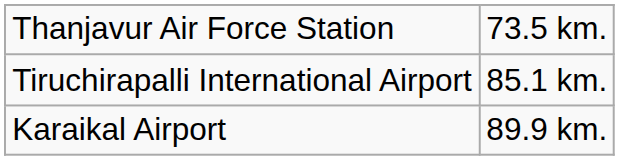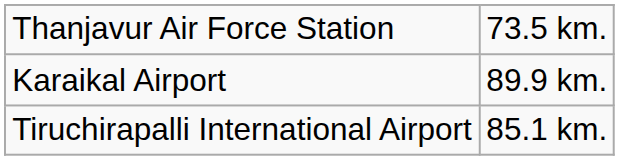rows swapped: (242, 79) <-> (119, 129)
